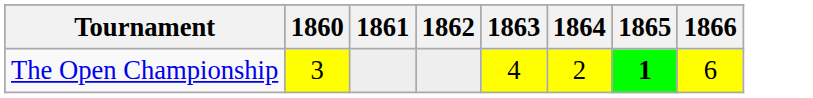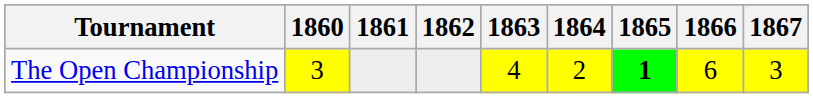+ column: (776, 26)
